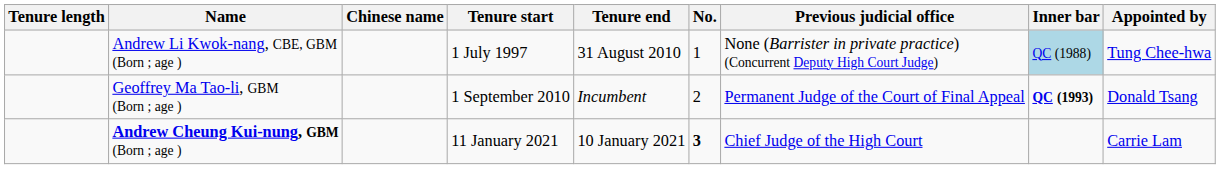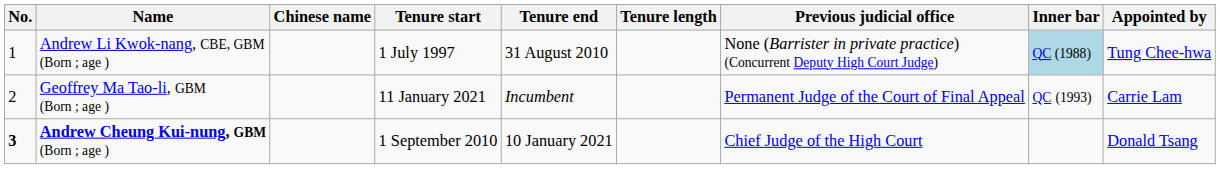columns swapped: (705, 17) <-> (57, 17)
(511, 96) 1 September 2010 -> (432, 96) 11 January 2021
(1063, 96) bold -> (1062, 96) normal
(1152, 96) Donald Tsang -> (1145, 96) Carrie Lam
(505, 140) 11 January 2021 -> (438, 140) 1 September 2010
(1145, 140) Carrie Lam -> (1152, 140) Donald Tsang
